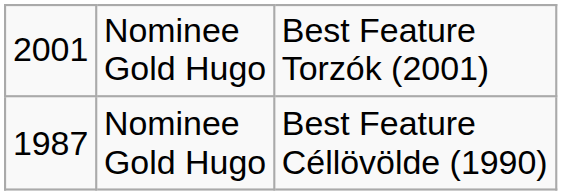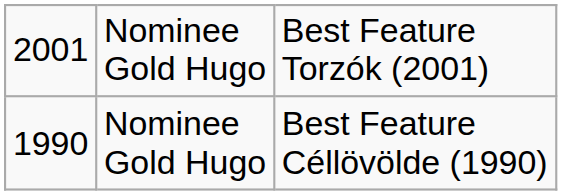(51, 142) 1987 -> (51, 142) 1990
